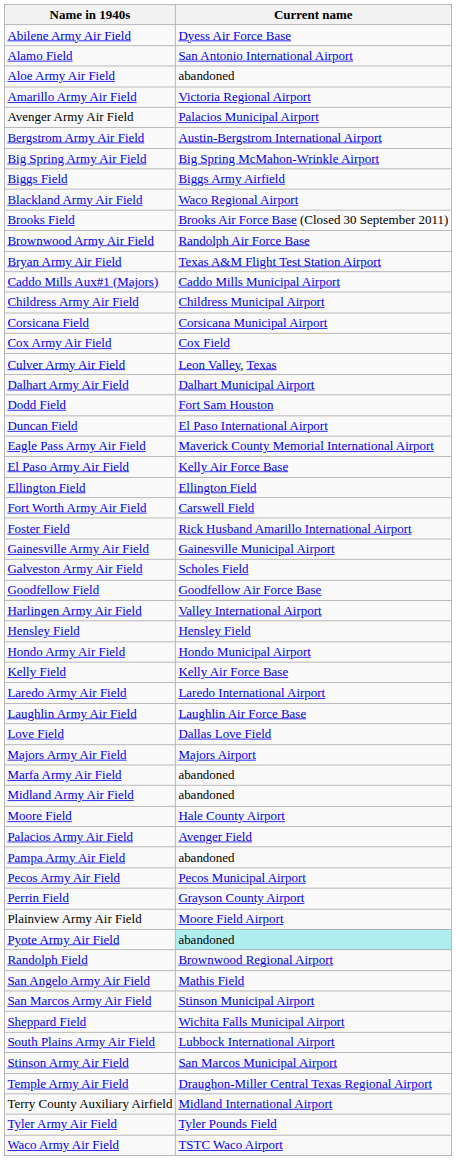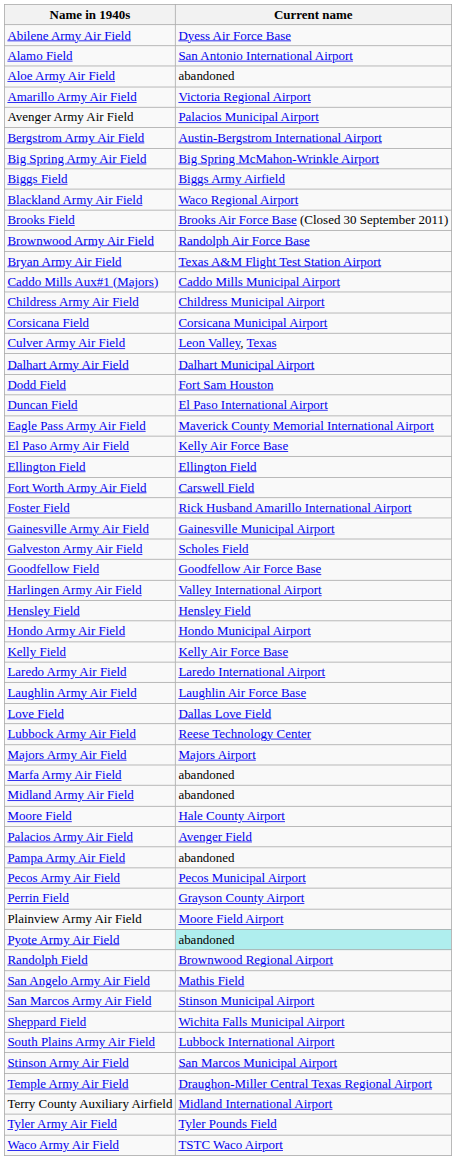- row: (59, 343)
+ row: (72, 734)
